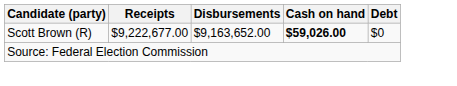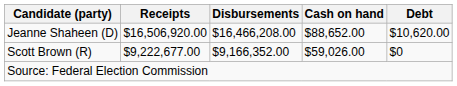+ row: (63, 33)
(232, 33) $9,163,652.00 -> (251, 52) $9,166,352.00
(316, 33) bold -> (335, 52) normal
